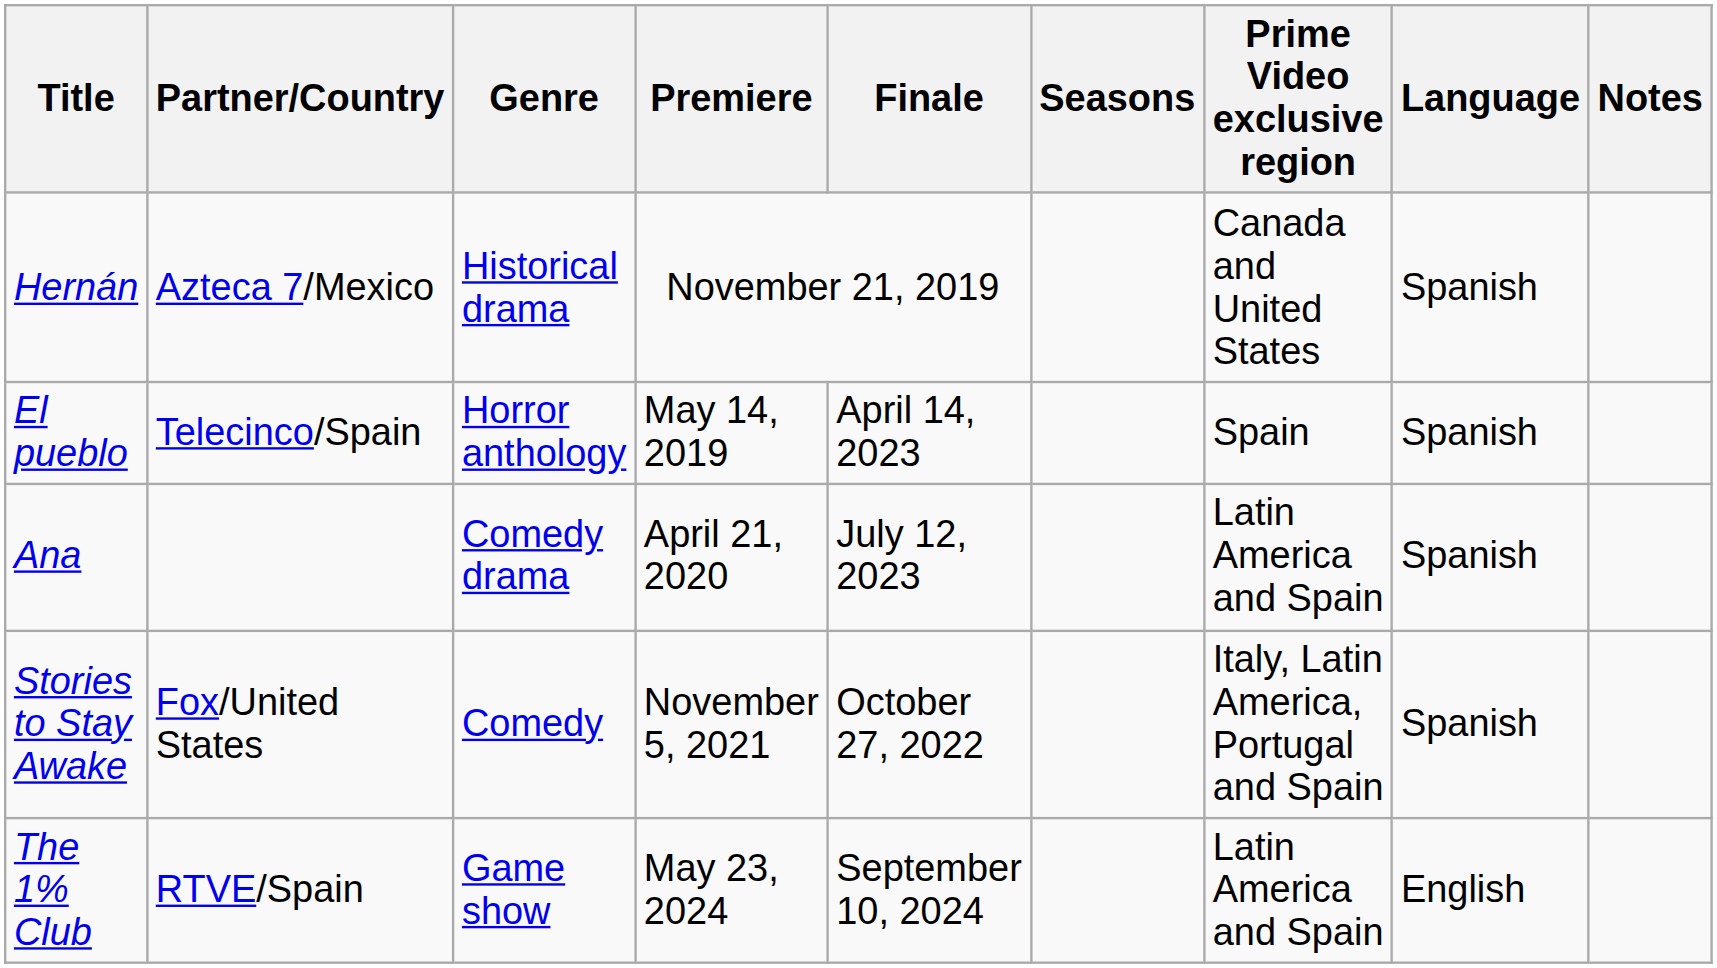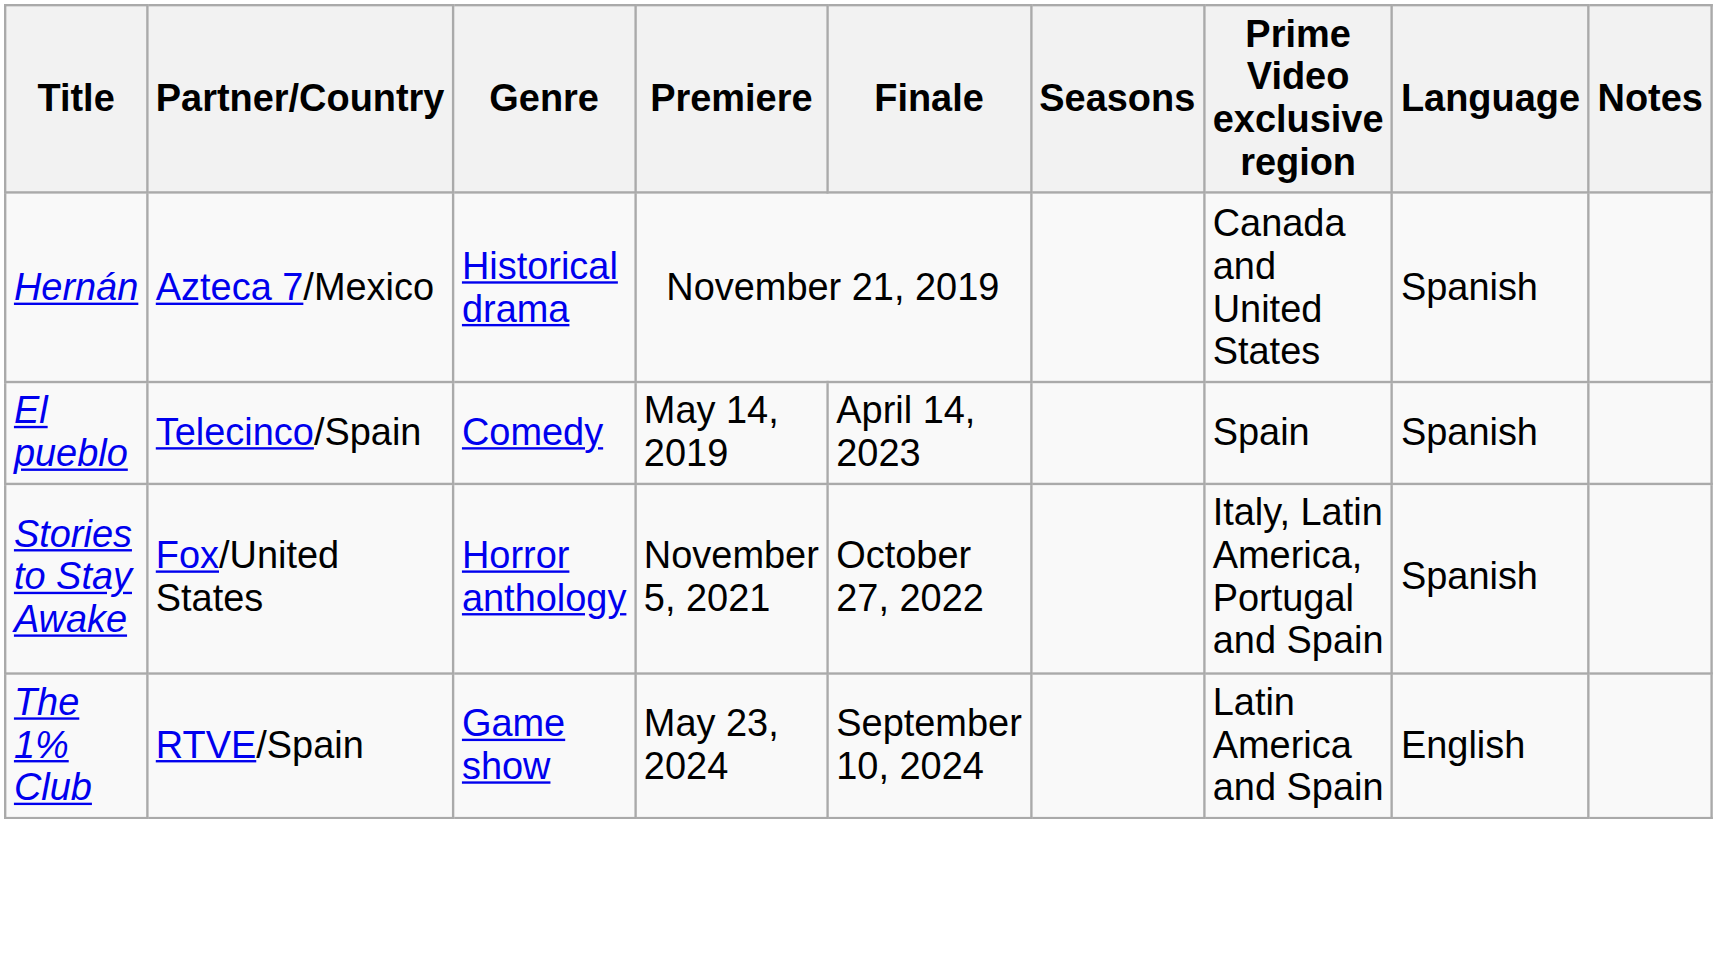(544, 432) Horror anthology -> (533, 432) Comedy
- row: (48, 556)
(533, 723) Comedy -> (544, 577) Horror anthology
